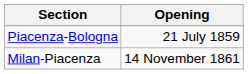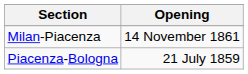rows swapped: (63, 36) <-> (54, 58)
